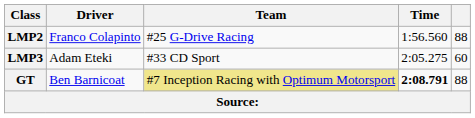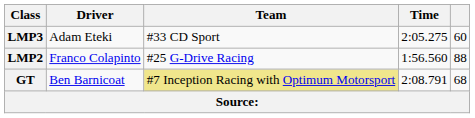rows swapped: (25, 37) <-> (25, 58)
(425, 80) bold -> (424, 80) normal
(461, 80) 88 -> (460, 80) 68
